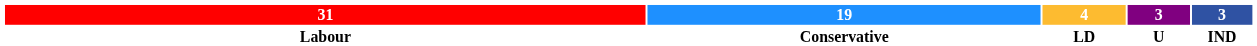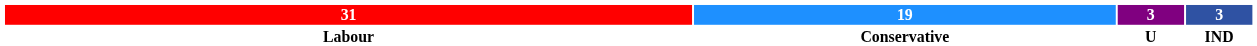- column: (1084, 14)
